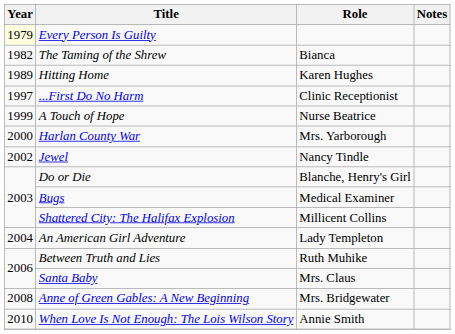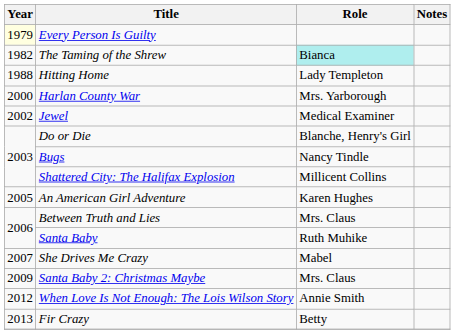(317, 55) no background -> (317, 55) paleturquoise background
(20, 75) 1989 -> (20, 75) 1988
(336, 75) Karen Hughes -> (341, 75) Lady Templeton
- row: (91, 95)
- row: (82, 116)
(334, 156) Nancy Tindle -> (347, 116) Medical Examiner
(347, 197) Medical Examiner -> (334, 156) Nancy Tindle
(20, 237) 2004 -> (20, 197) 2005
(341, 237) Lady Templeton -> (336, 197) Karen Hughes
(333, 258) Ruth Muhike -> (327, 217) Mrs. Claus
(327, 278) Mrs. Claus -> (333, 237) Ruth Muhike
+ row: (93, 258)
- row: (144, 298)
+ row: (122, 278)
(20, 319) 2010 -> (20, 298) 2012
+ row: (64, 319)
